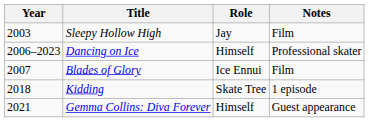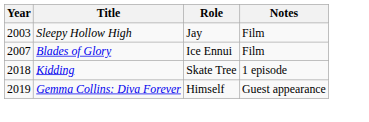- row: (102, 51)
(19, 107) 2021 -> (19, 88) 2019
